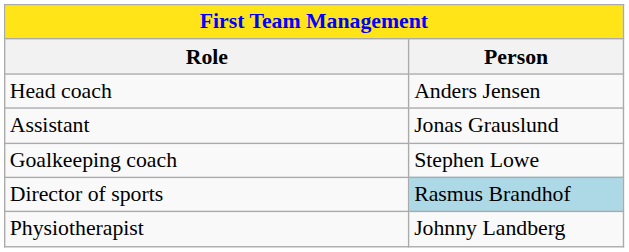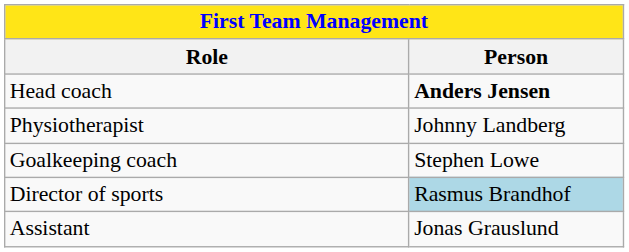(477, 90) normal -> (482, 90) bold
rows swapped: (50, 125) <-> (77, 228)
